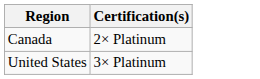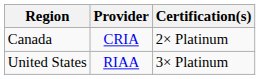+ column: (121, 16)
